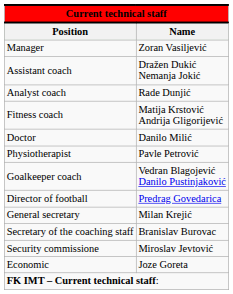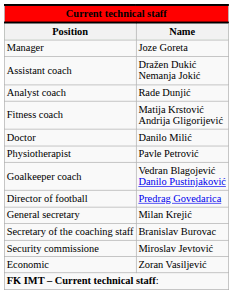(173, 48) Zoran Vasiljević -> (163, 48) Joze Goreta
(163, 264) Joze Goreta -> (173, 264) Zoran Vasiljević
